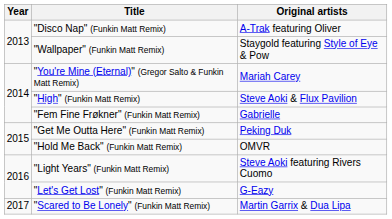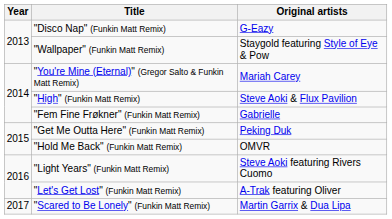(290, 28) A-Trak featuring Oliver -> (257, 28) G-Eazy
(257, 190) G-Eazy -> (290, 190) A-Trak featuring Oliver
